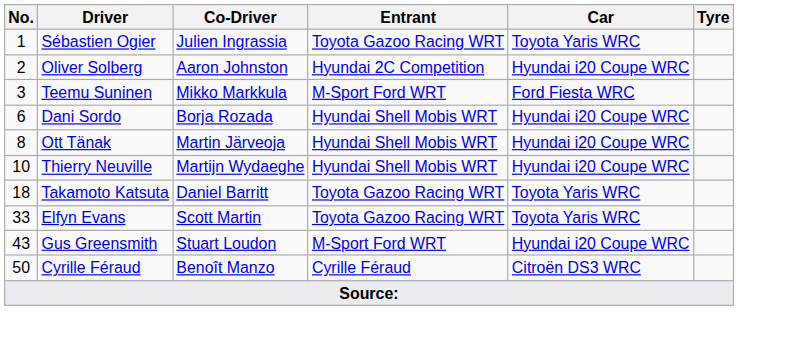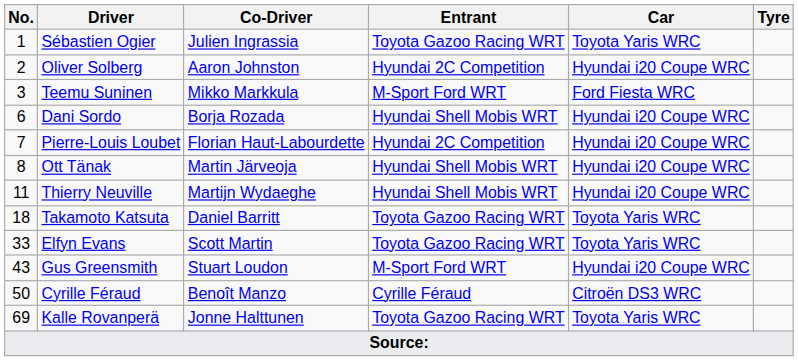+ row: (111, 142)
(21, 167) 10 -> (21, 192) 11
+ row: (100, 318)
